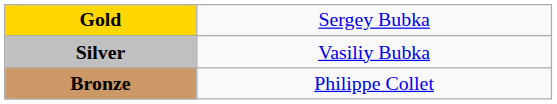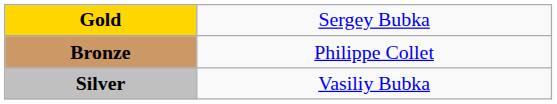rows swapped: (100, 51) <-> (100, 83)
